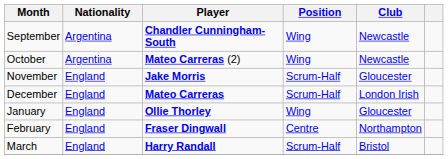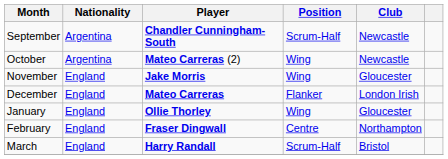(298, 36) Wing -> (313, 36) Scrum-Half
(313, 77) Scrum-Half -> (298, 77) Wing
(313, 94) Scrum-Half -> (304, 94) Flanker
